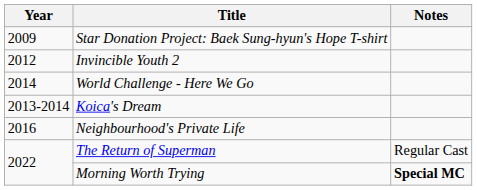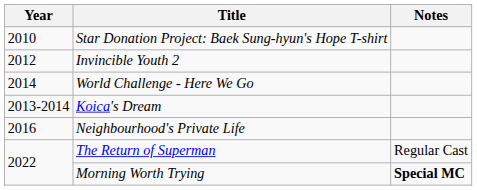(22, 38) 2009 -> (22, 38) 2010
